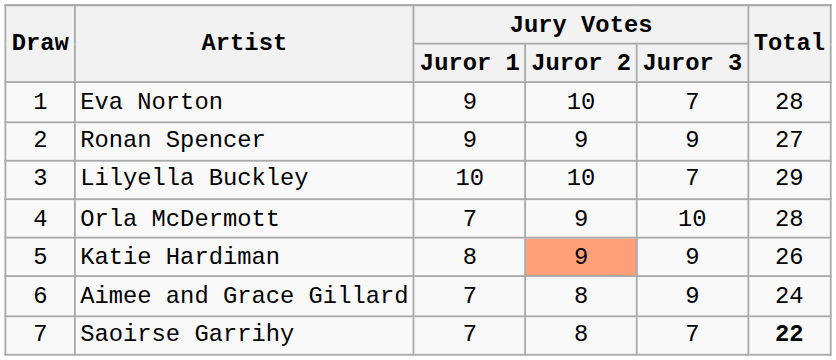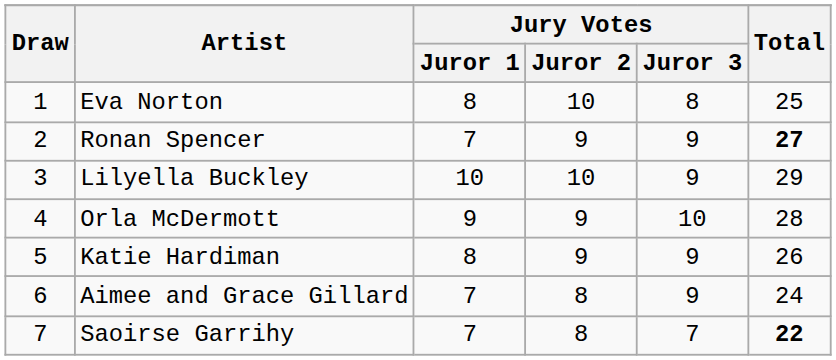(470, 102) 9 -> (470, 102) 8
(692, 102) 7 -> (692, 102) 8
(789, 102) 28 -> (789, 102) 25
(470, 141) 9 -> (470, 141) 7
(789, 141) normal -> (789, 141) bold
(692, 180) 7 -> (692, 180) 9
(470, 218) 7 -> (470, 218) 9
(581, 257) lightsalmon background -> (581, 257) no background
